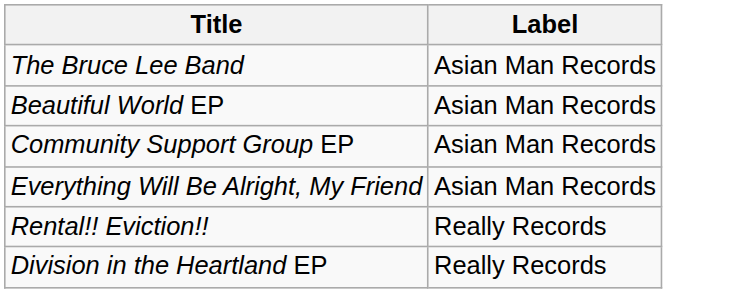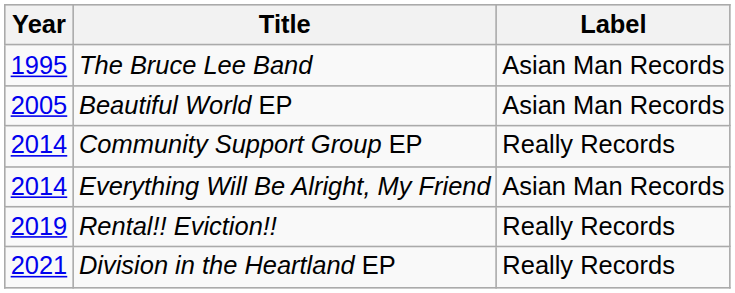+ column: (39, 24)
(545, 145) Asian Man Records -> (589, 145) Really Records
